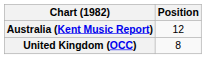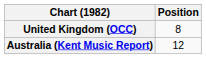rows swapped: (80, 29) <-> (80, 45)
